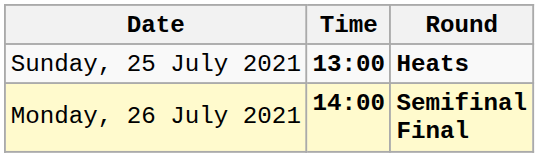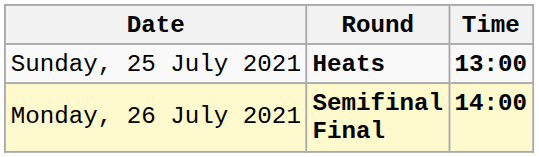columns swapped: (349, 25) <-> (462, 25)
